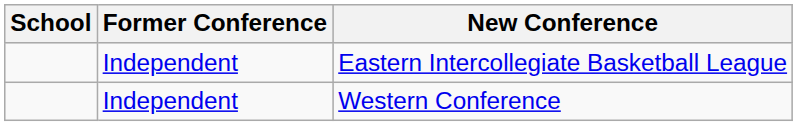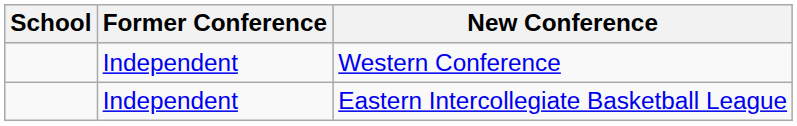rows swapped: (563, 62) <-> (450, 100)
